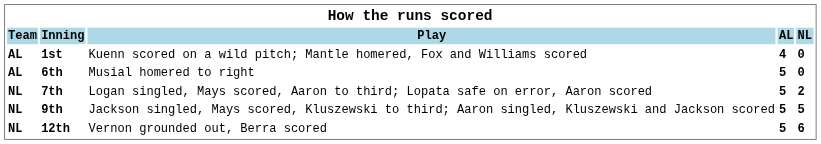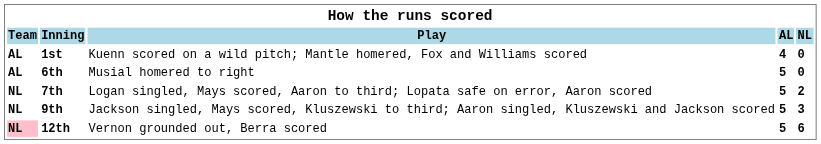(801, 110) 5 -> (801, 110) 3
(15, 129) no background -> (15, 129) pink background
